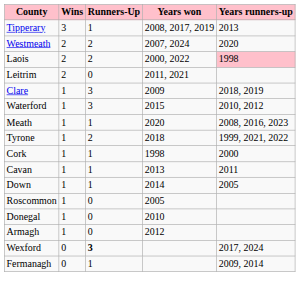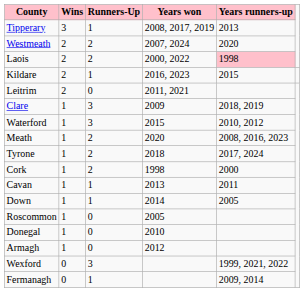+ row: (21, 75)
(90, 122) 1 -> (90, 138) 2
(253, 138) 1999, 2021, 2022 -> (241, 153) 2017, 2024
(90, 153) 1 -> (90, 169) 2
(90, 248) bold -> (90, 264) normal
(241, 248) 2017, 2024 -> (253, 264) 1999, 2021, 2022
